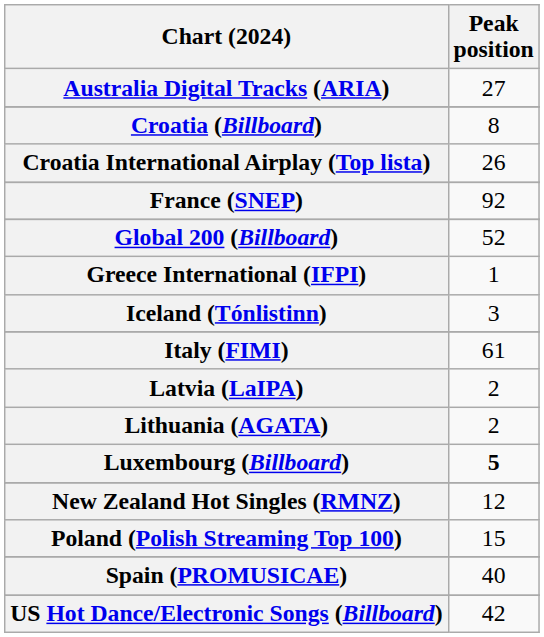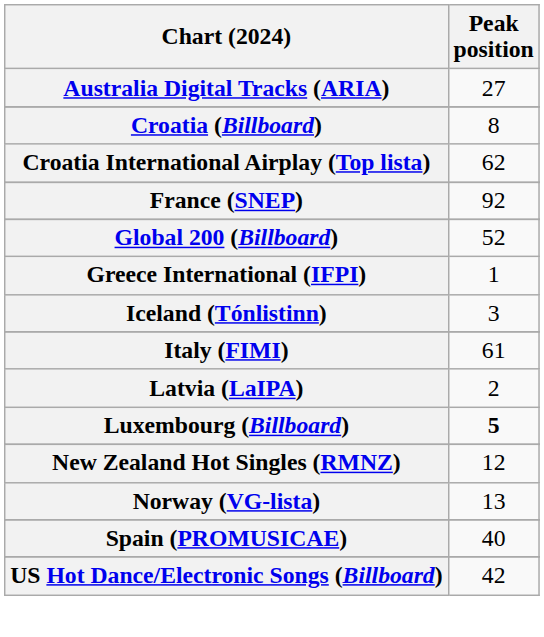(494, 162) 26 -> (494, 162) 62
- row: (226, 425)
+ row: (226, 500)
- row: (226, 538)
